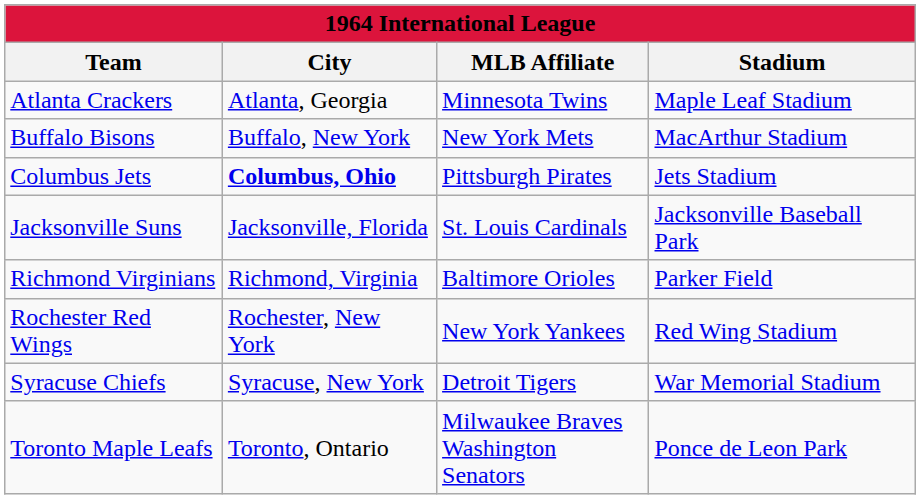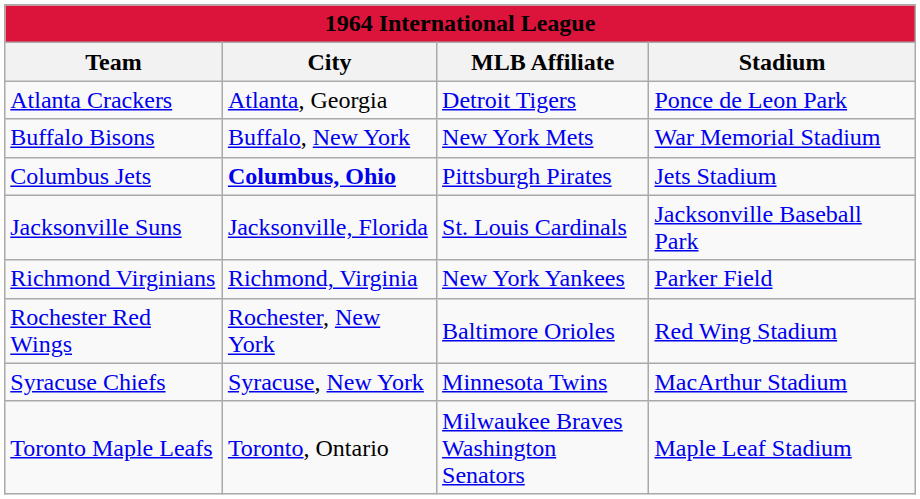(525, 99) Minnesota Twins -> (509, 99) Detroit Tigers
(753, 99) Maple Leaf Stadium -> (751, 99) Ponce de Leon Park
(751, 137) MacArthur Stadium -> (768, 137) War Memorial Stadium
(528, 278) Baltimore Orioles -> (533, 278) New York Yankees
(533, 330) New York Yankees -> (528, 330) Baltimore Orioles
(509, 382) Detroit Tigers -> (525, 382) Minnesota Twins
(768, 382) War Memorial Stadium -> (751, 382) MacArthur Stadium
(751, 447) Ponce de Leon Park -> (753, 447) Maple Leaf Stadium
